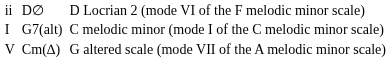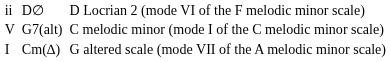(7, 29) I -> (10, 29) V
(10, 49) V -> (7, 49) I
